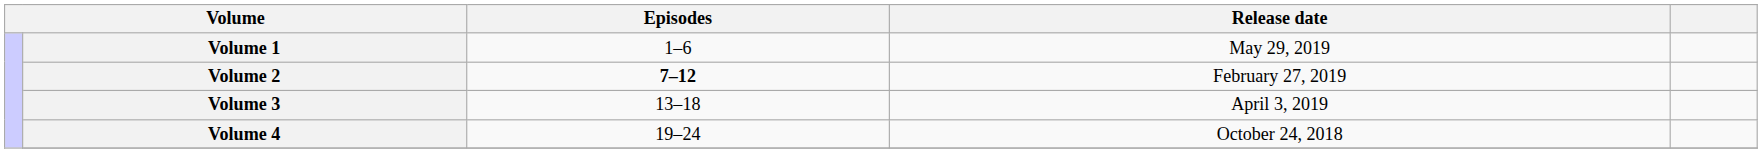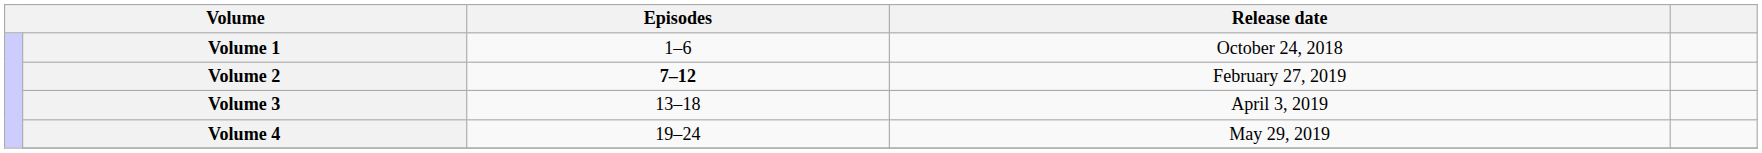(1280, 47) May 29, 2019 -> (1280, 47) October 24, 2018
(1280, 133) October 24, 2018 -> (1280, 133) May 29, 2019
